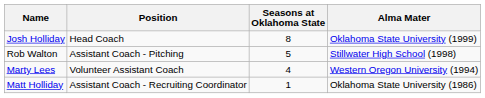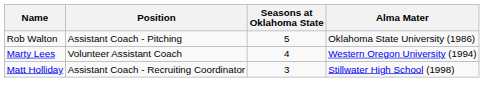- row: (36, 39)
(393, 54) Stillwater High School (1998) -> (402, 39) Oklahoma State University (1986)
(288, 85) 1 -> (287, 70) 3
(403, 85) Oklahoma State University (1986) -> (391, 70) Stillwater High School (1998)
